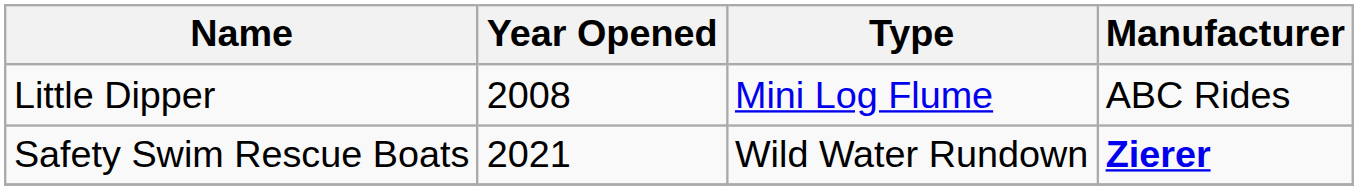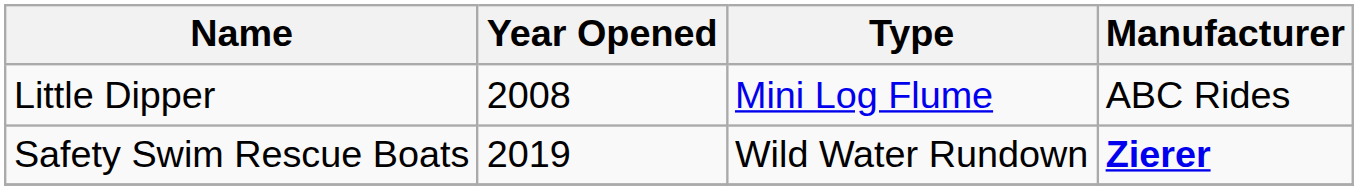(529, 154) 2021 -> (529, 154) 2019
